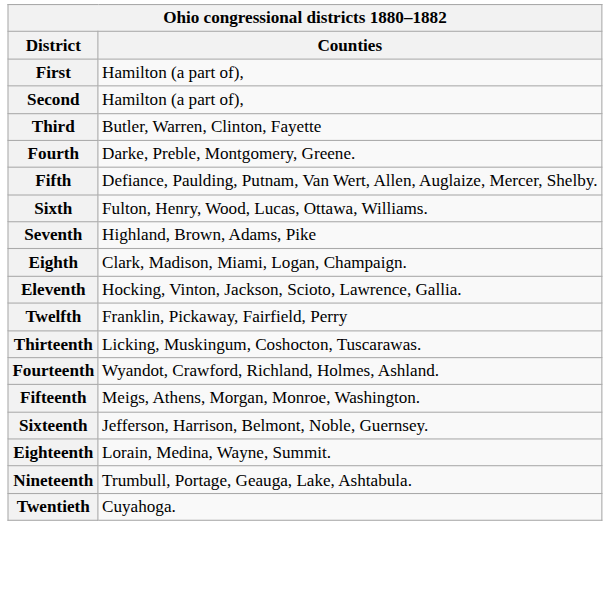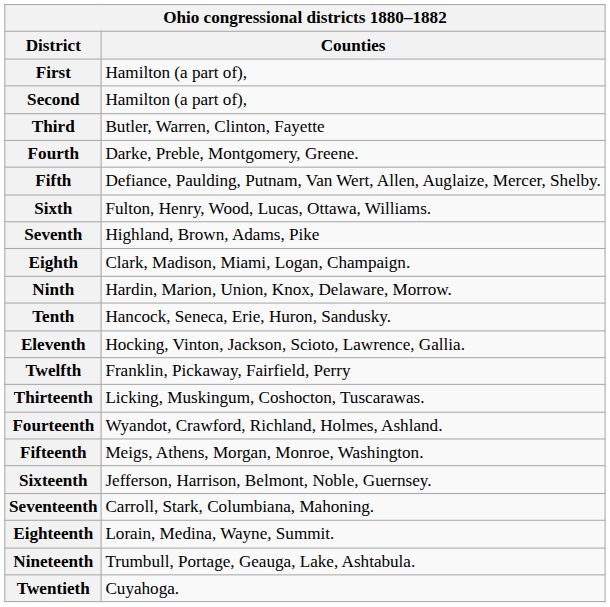+ row: (53, 289)
+ row: (53, 316)
+ row: (53, 506)
